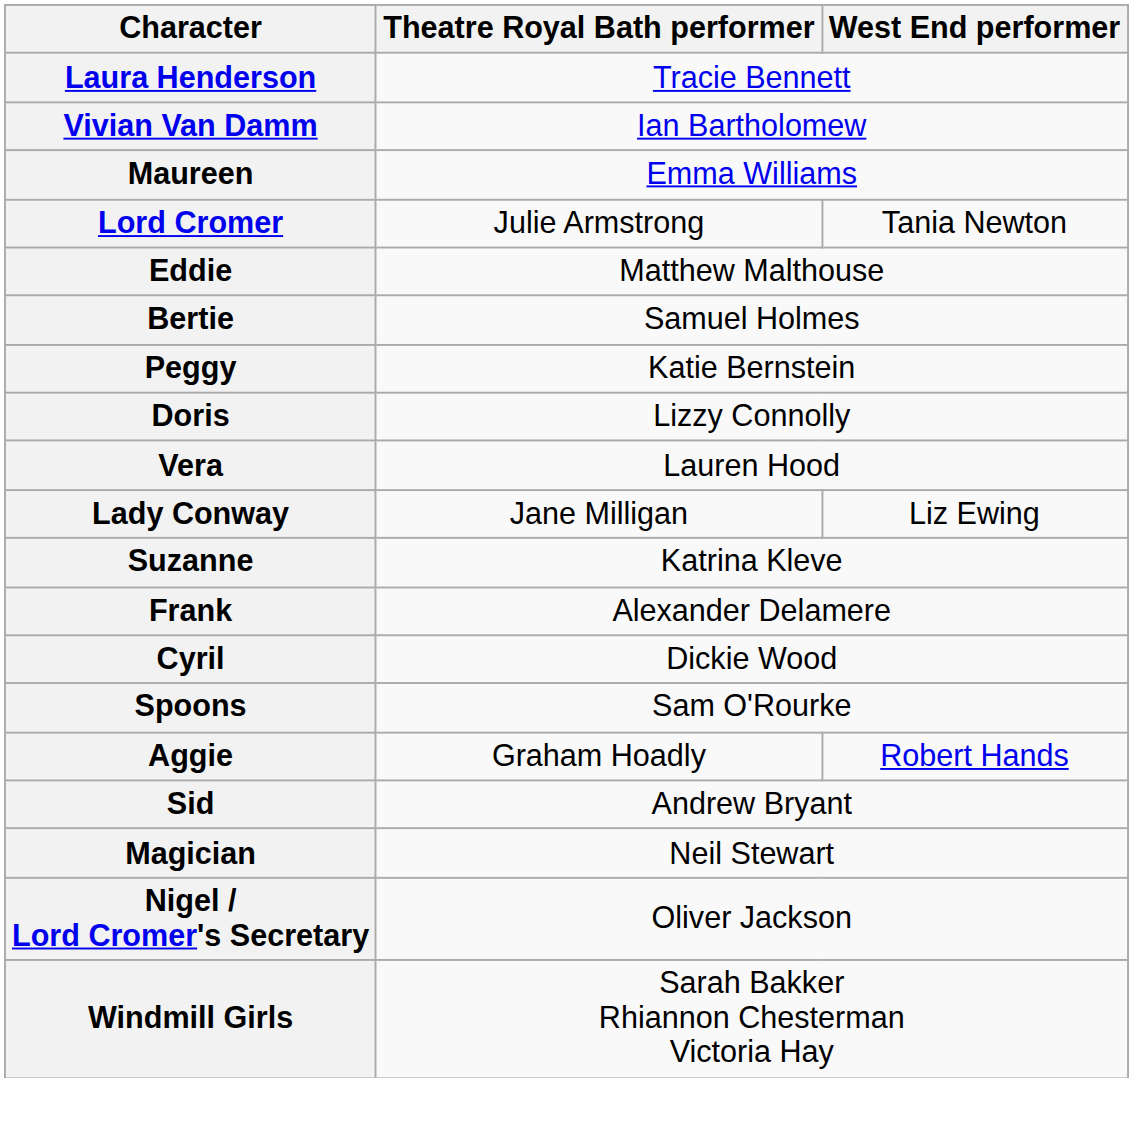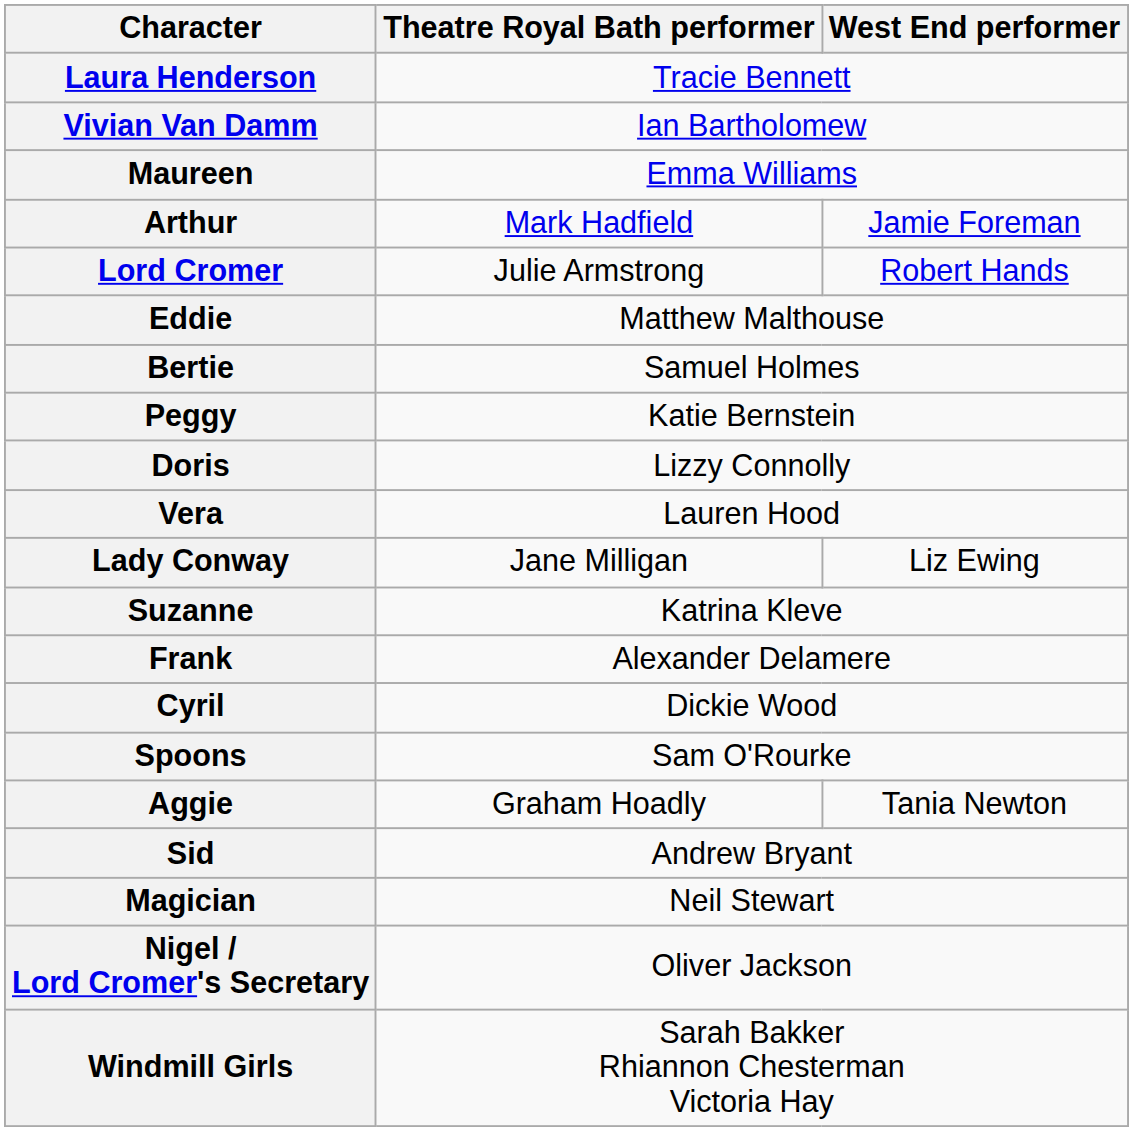+ row: (191, 222)
(974, 222) Tania Newton -> (974, 271) Robert Hands
(974, 755) Robert Hands -> (974, 804) Tania Newton
